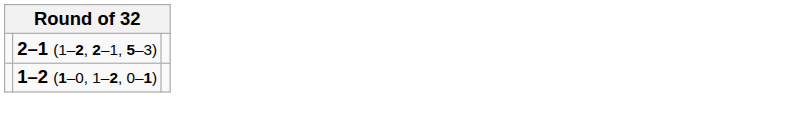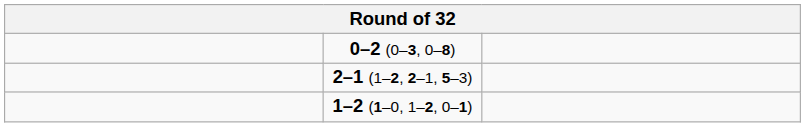+ row: (403, 48)
